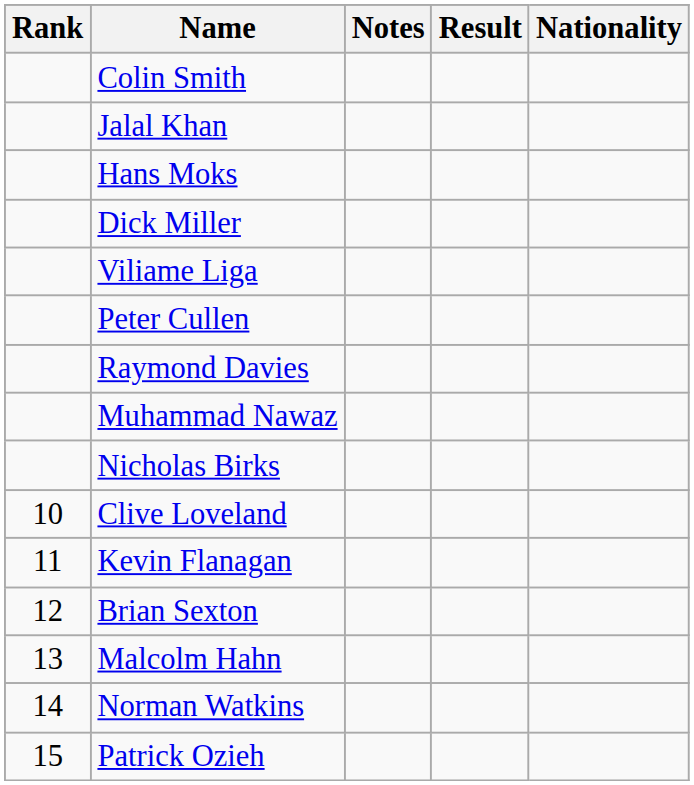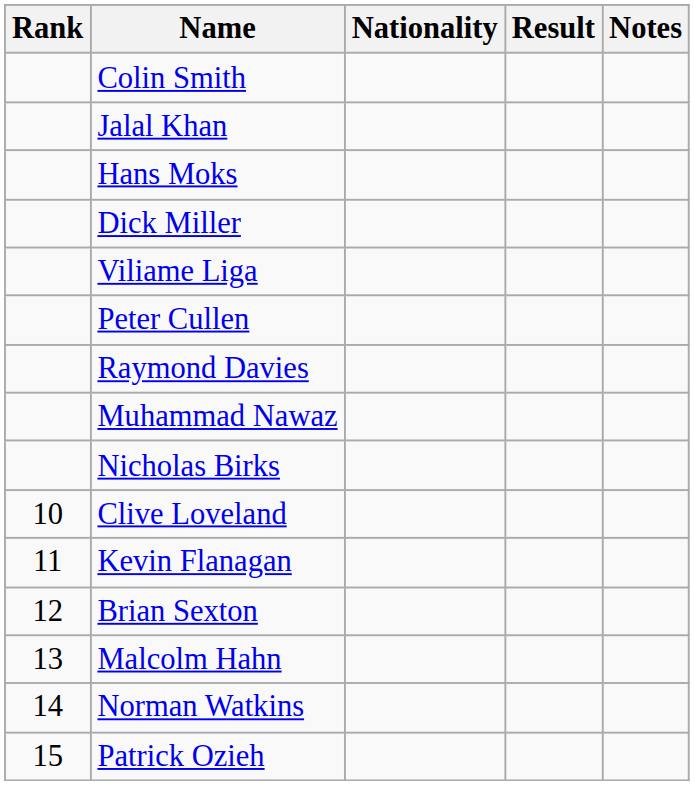columns swapped: (609, 28) <-> (388, 28)
